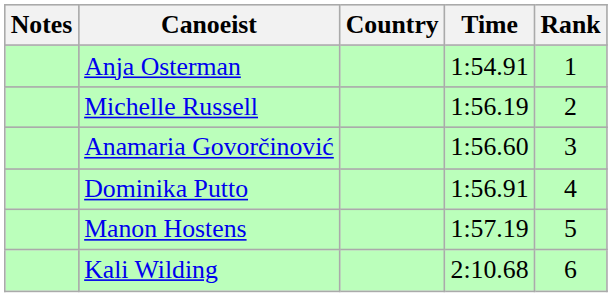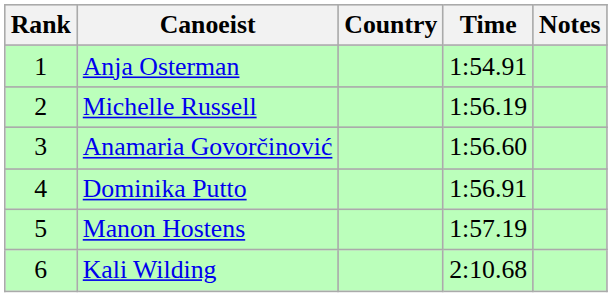columns swapped: (571, 24) <-> (42, 24)
